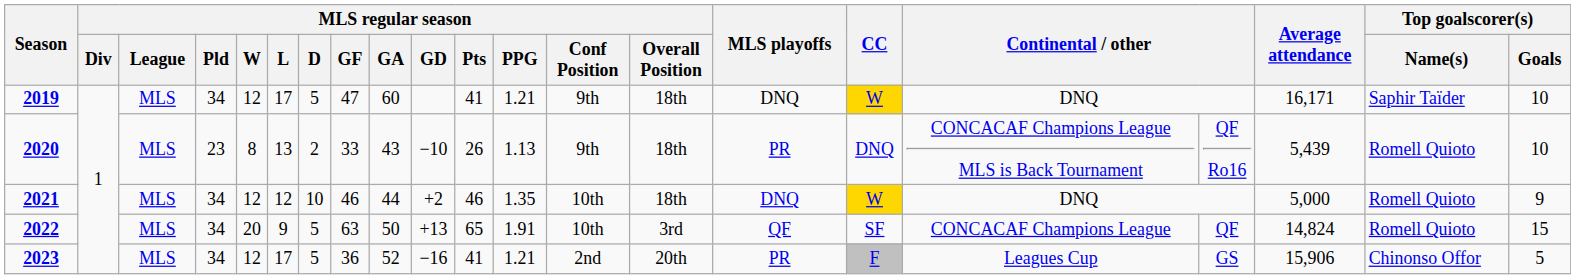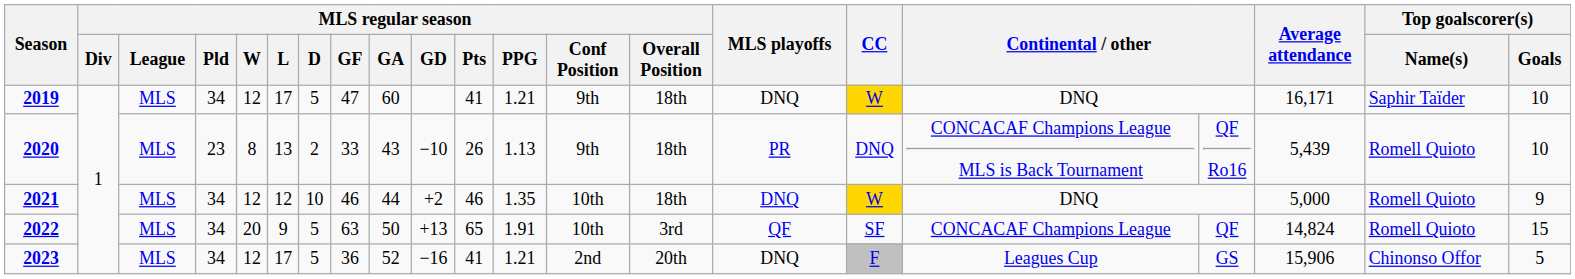(780, 258) PR -> (780, 258) DNQ
